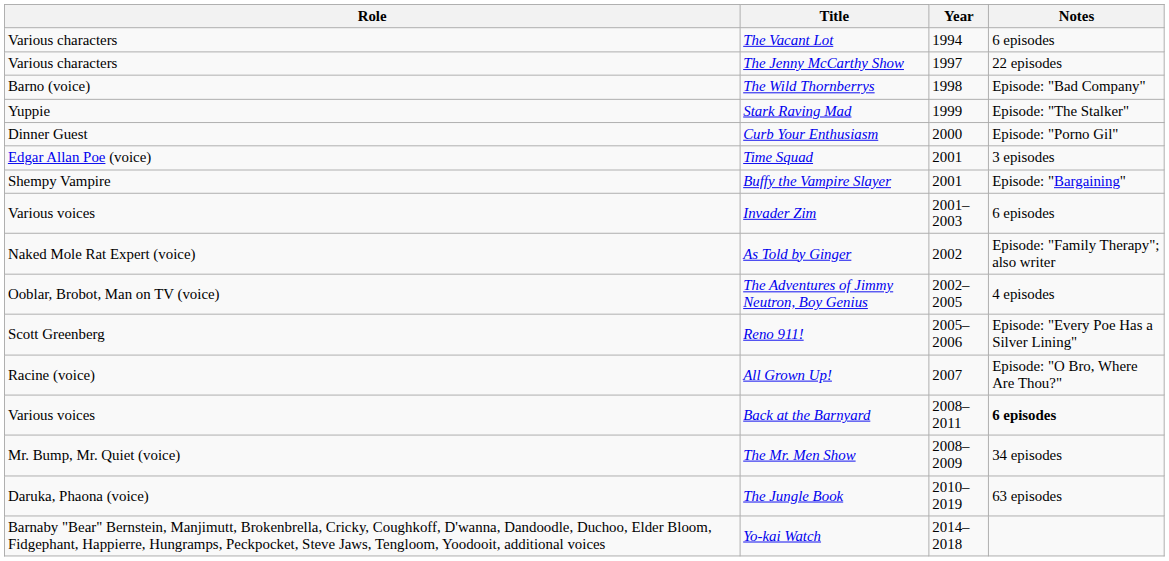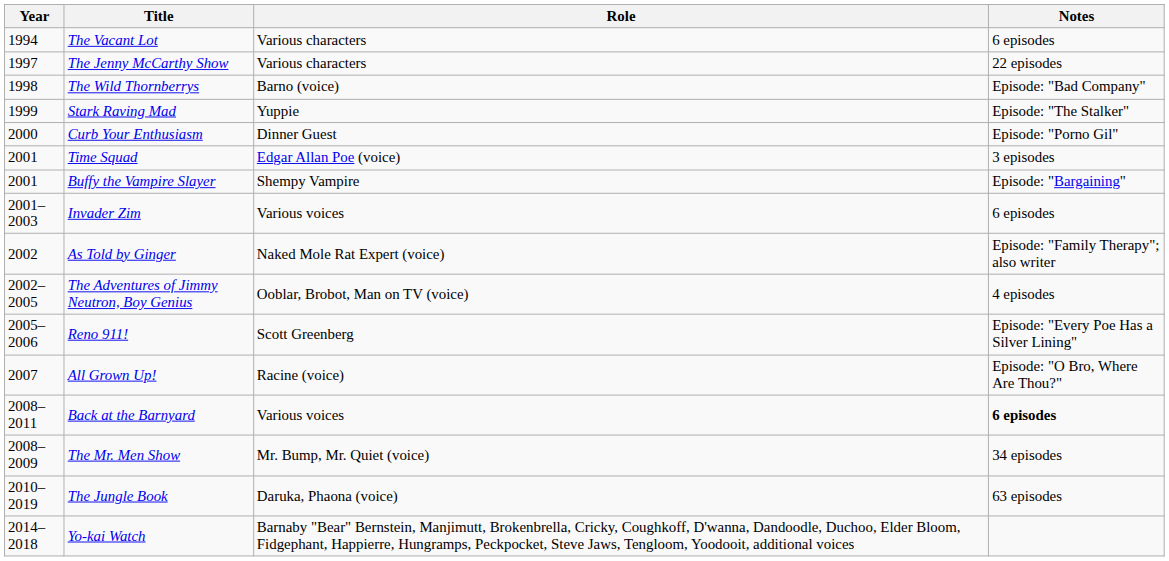columns swapped: (959, 16) <-> (372, 16)
